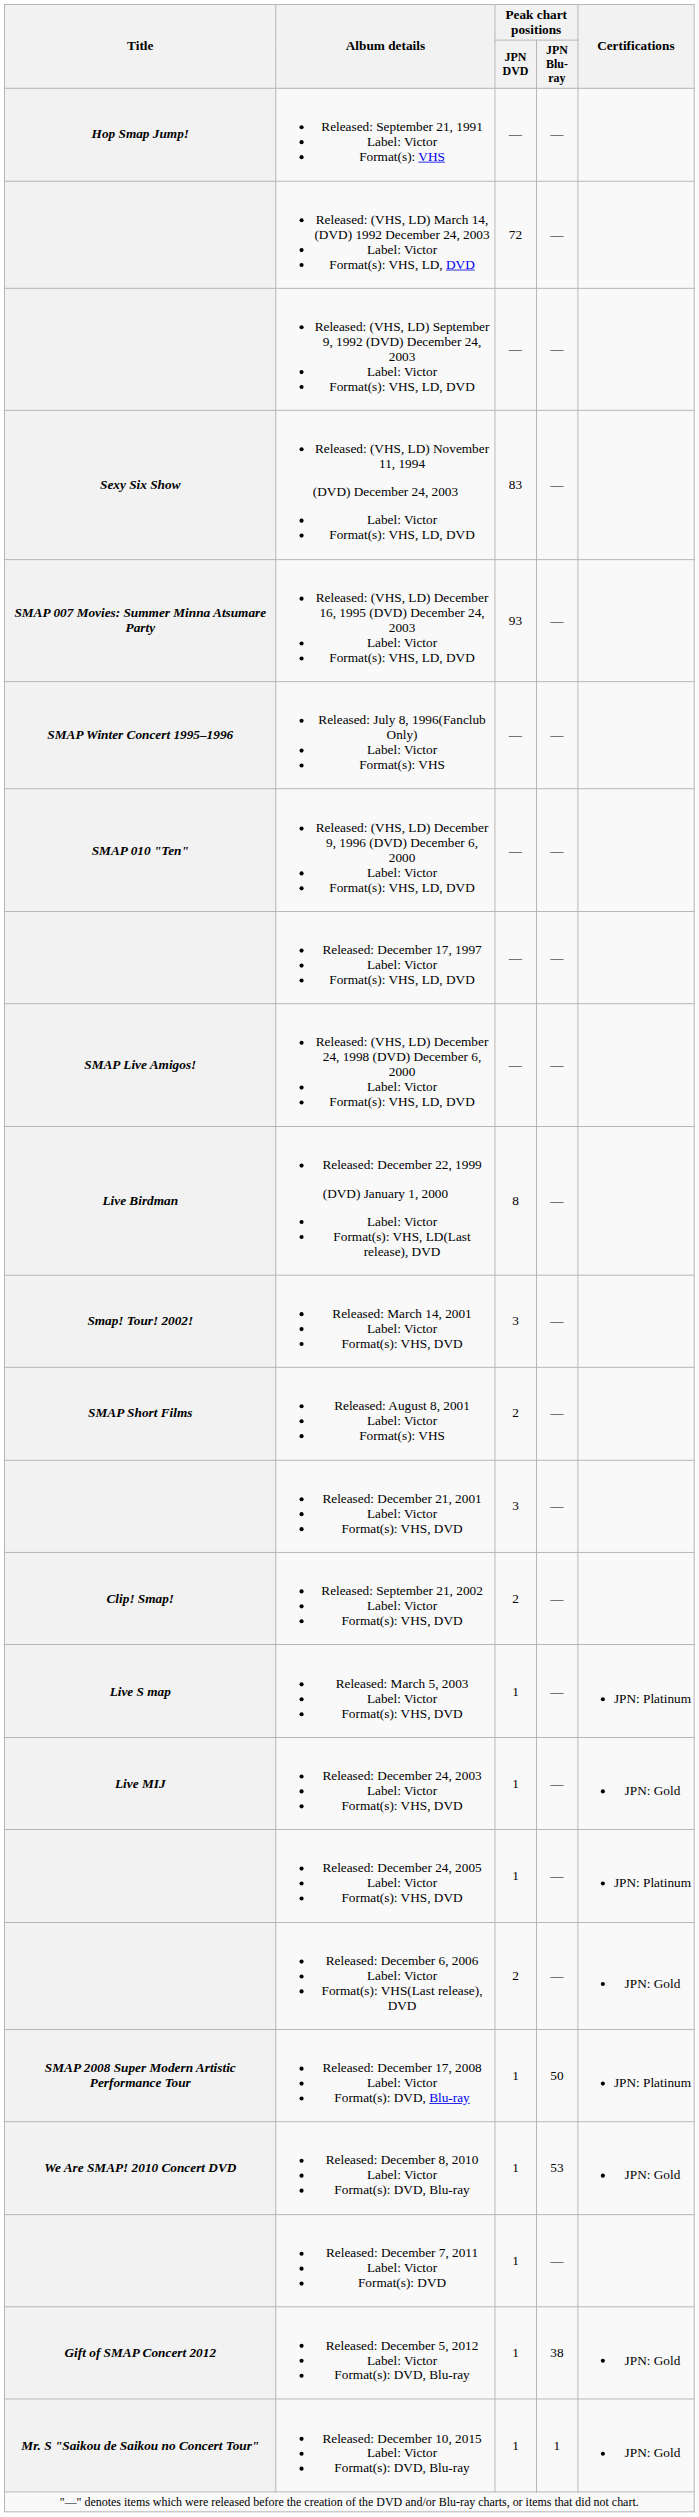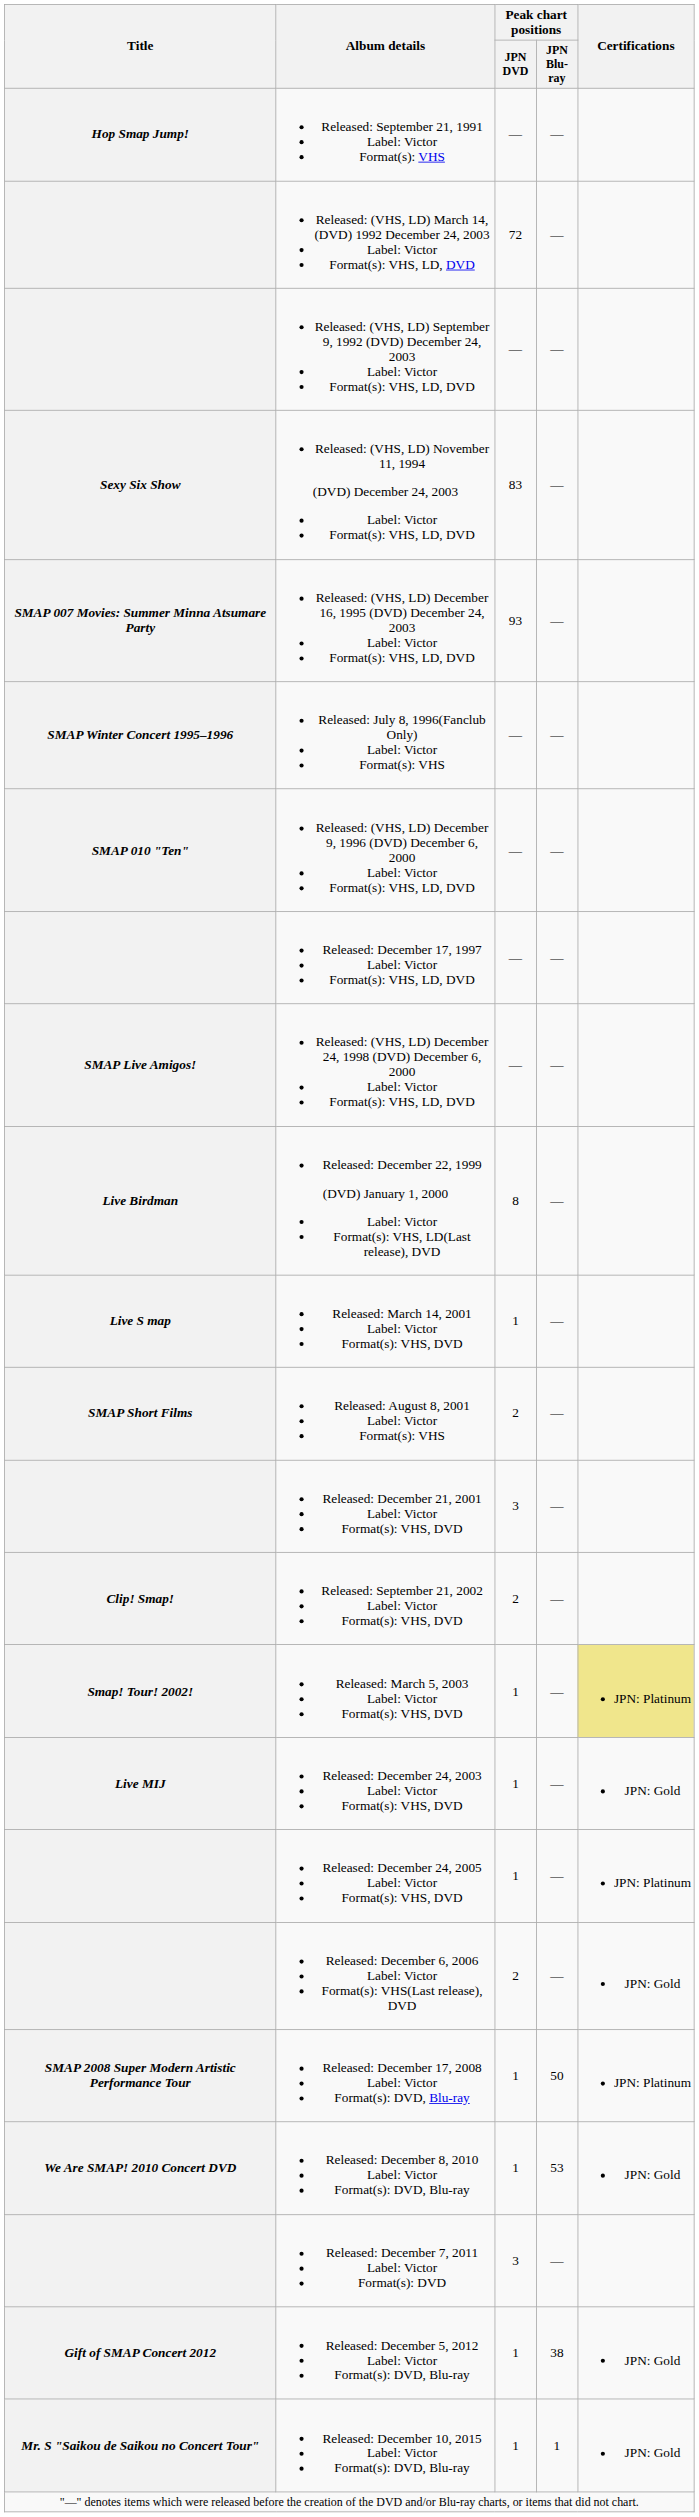(140, 1321) Smap! Tour! 2002! -> (140, 1321) Live S map
(515, 1321) 3 -> (515, 1321) 1
(140, 1691) Live S map -> (140, 1691) Smap! Tour! 2002!
(636, 1698) no background -> (636, 1698) khaki background
(515, 2260) 1 -> (515, 2260) 3
